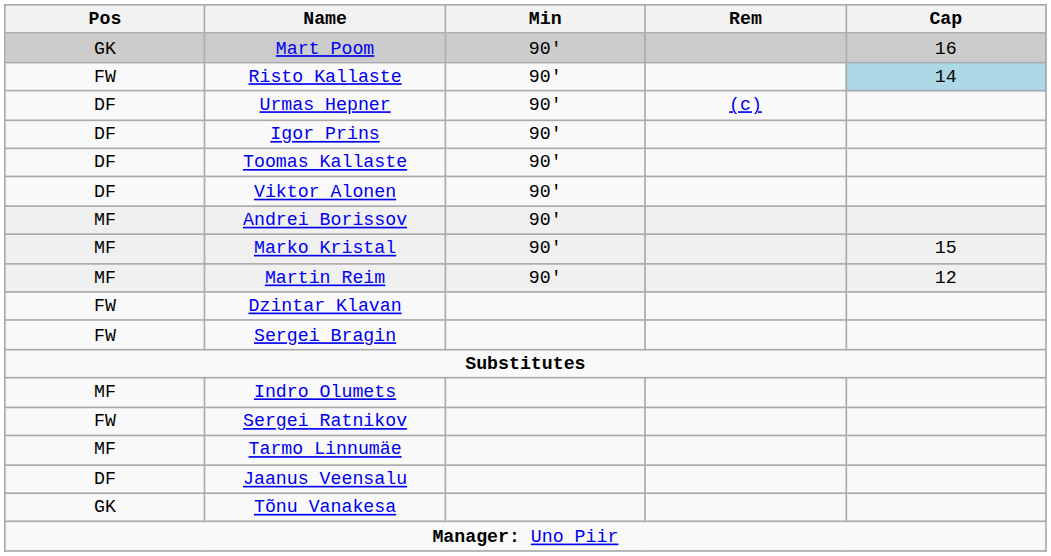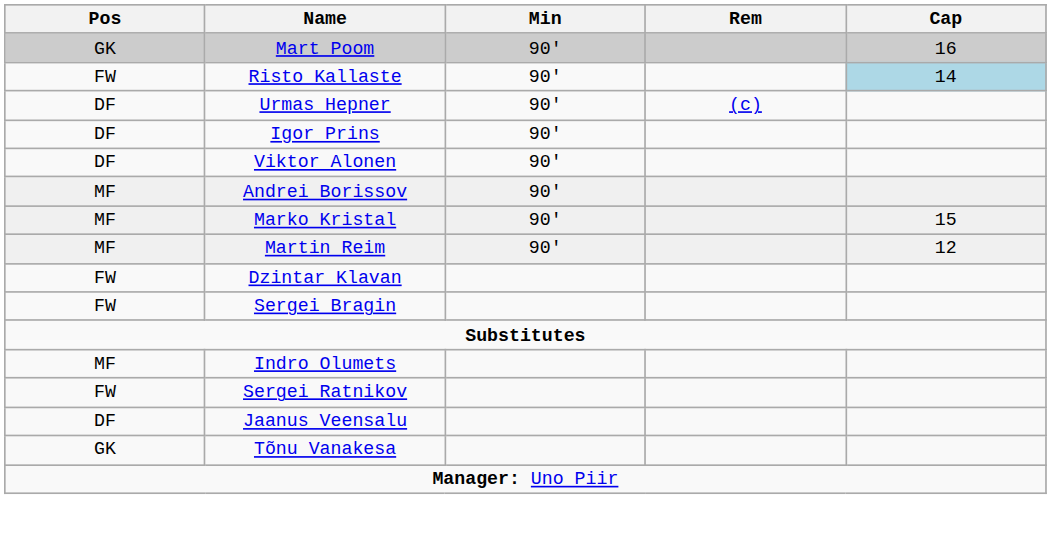- row: (325, 163)
- row: (325, 450)
